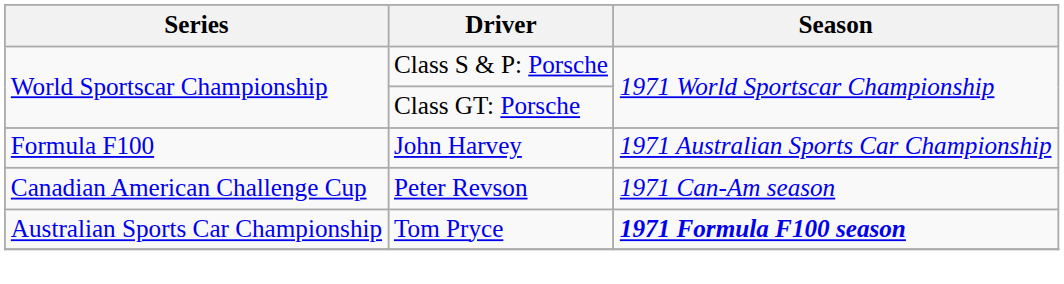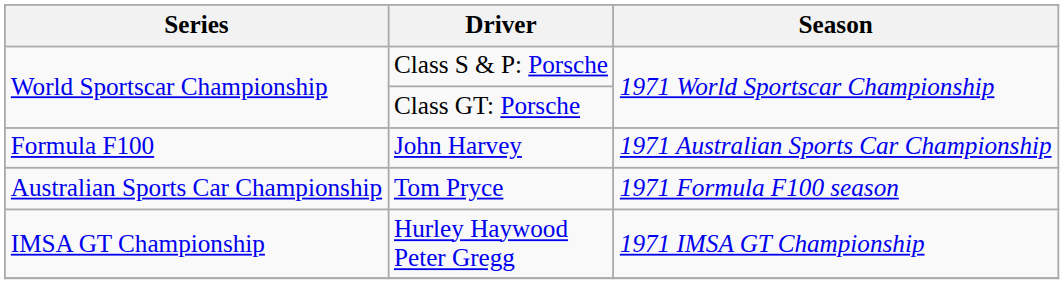- row: (461, 188)
(763, 229) bold -> (759, 188) normal
+ row: (481, 243)
